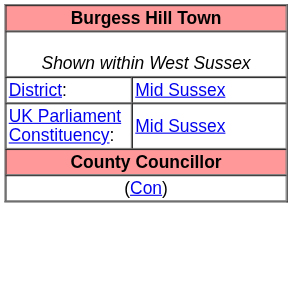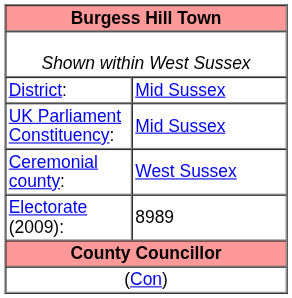+ row: (53, 171)
+ row: (48, 217)
